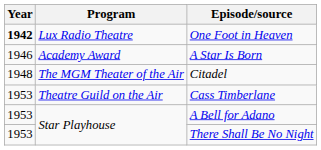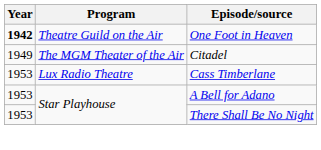(86, 34) Lux Radio Theatre -> (101, 34) Theatre Guild on the Air
- row: (226, 54)
(20, 74) 1948 -> (20, 54) 1949
(101, 94) Theatre Guild on the Air -> (86, 74) Lux Radio Theatre
